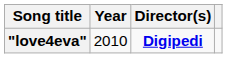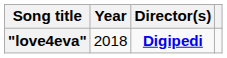(111, 40) 2010 -> (111, 40) 2018
